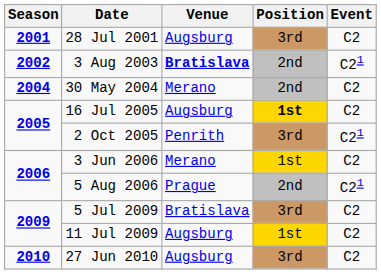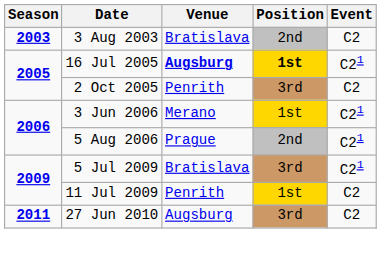- row: (112, 39)
(33, 64) 2002 -> (33, 39) 2003
(207, 64) bold -> (207, 39) normal
(352, 64) C21 -> (352, 39) C2
- row: (112, 89)
(199, 112) normal -> (199, 64) bold
(352, 112) C2 -> (352, 64) C21
(352, 137) C21 -> (352, 89) C2
(352, 162) C2 -> (352, 114) C21
(352, 212) C2 -> (352, 169) C21
(199, 235) Augsburg -> (195, 194) Penrith
(33, 258) 2010 -> (33, 217) 2011
